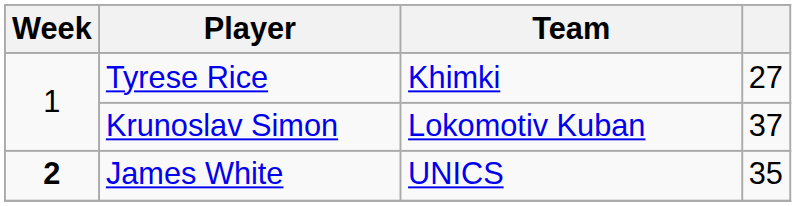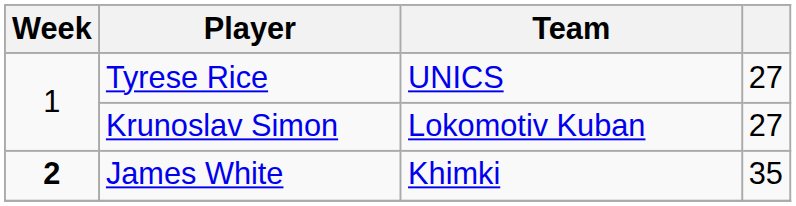(454, 77) Khimki -> (456, 77) UNICS
(766, 126) 37 -> (766, 126) 27
(456, 175) UNICS -> (454, 175) Khimki
